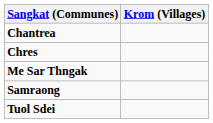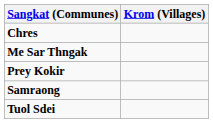- row: (31, 33)
+ row: (36, 71)
